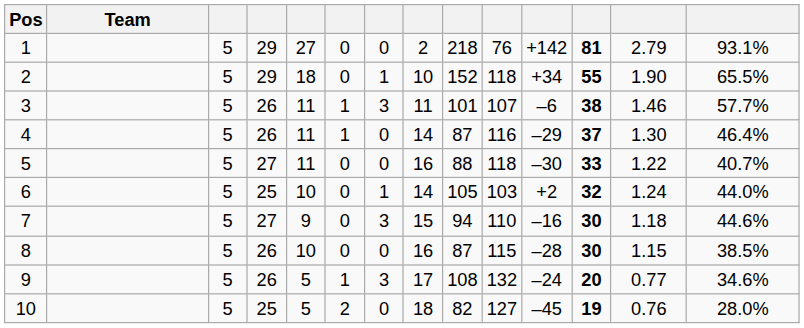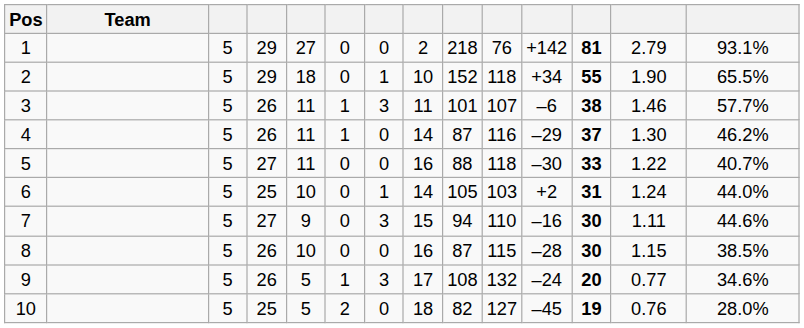(743, 135) 46.4% -> (743, 135) 46.2%
(591, 192) 32 -> (591, 192) 31
(649, 221) 1.18 -> (649, 221) 1.11
